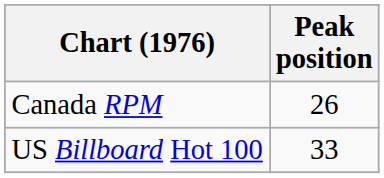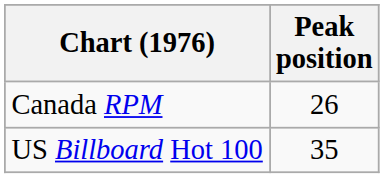(324, 149) 33 -> (324, 149) 35
